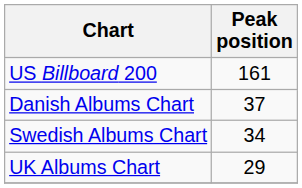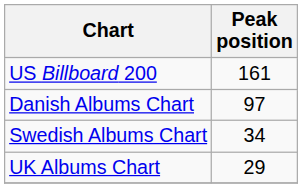(254, 104) 37 -> (254, 104) 97
